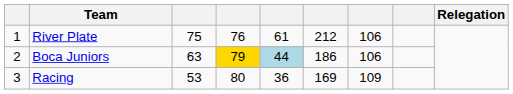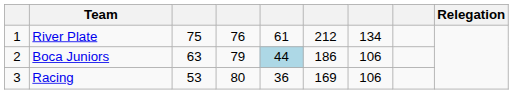(370, 36) 106 -> (370, 36) 134
(238, 57) gold background -> (238, 57) no background
(370, 78) 109 -> (370, 78) 106
